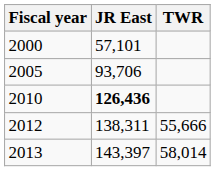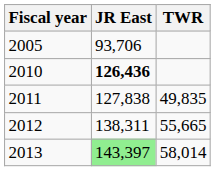- row: (25, 44)
+ row: (25, 98)
(183, 125) 55,666 -> (183, 125) 55,665
(122, 152) no background -> (122, 152) lightgreen background
